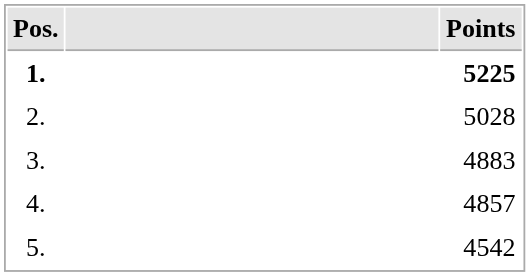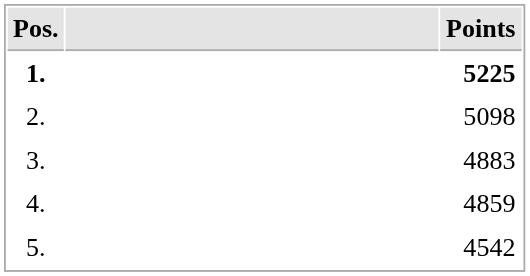(489, 116) 5028 -> (489, 116) 5098
(489, 203) 4857 -> (489, 203) 4859
